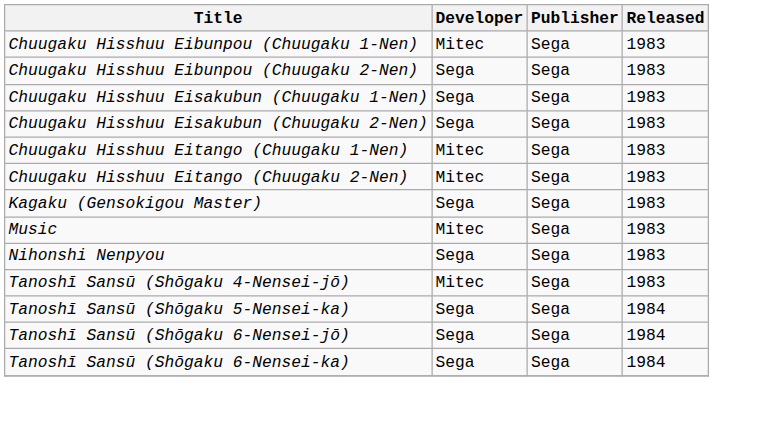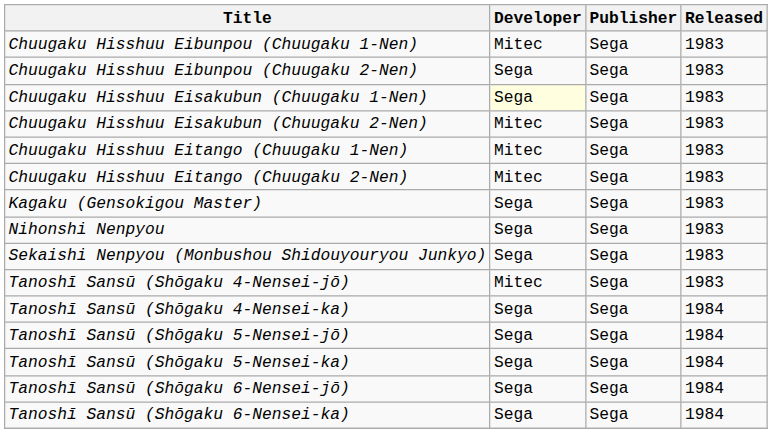(455, 97) no background -> (514, 97) lightyellow background
(455, 124) Sega -> (518, 124) Mitec
- row: (33, 230)
+ row: (247, 256)
+ row: (179, 309)
+ row: (179, 336)
